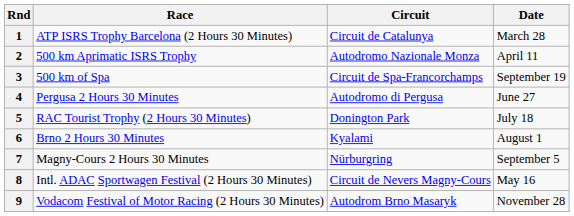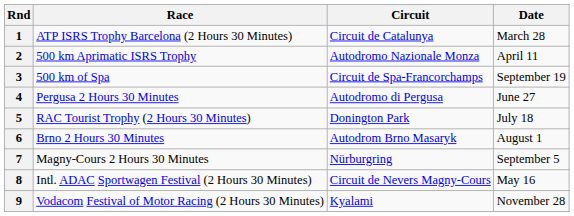(351, 139) Kyalami -> (393, 139) Autodrom Brno Masaryk
(393, 201) Autodrom Brno Masaryk -> (351, 201) Kyalami
